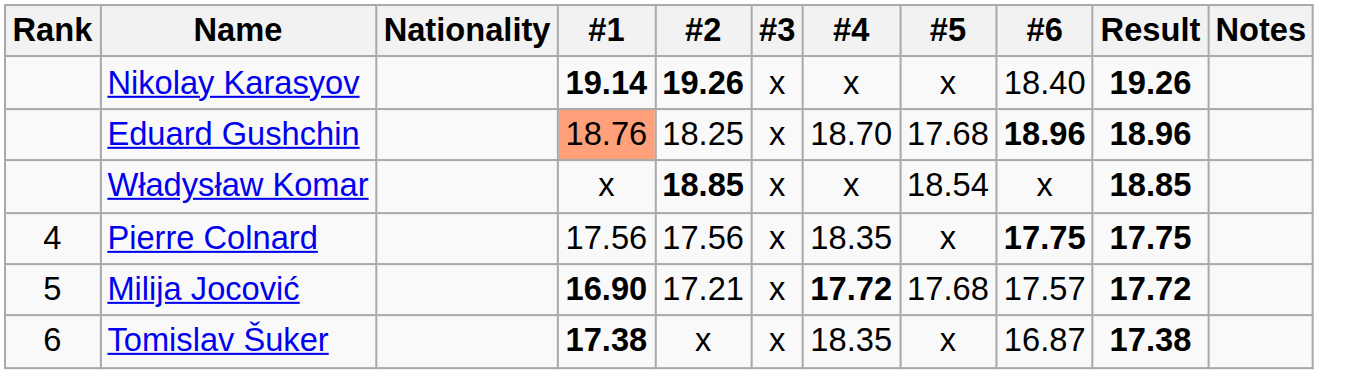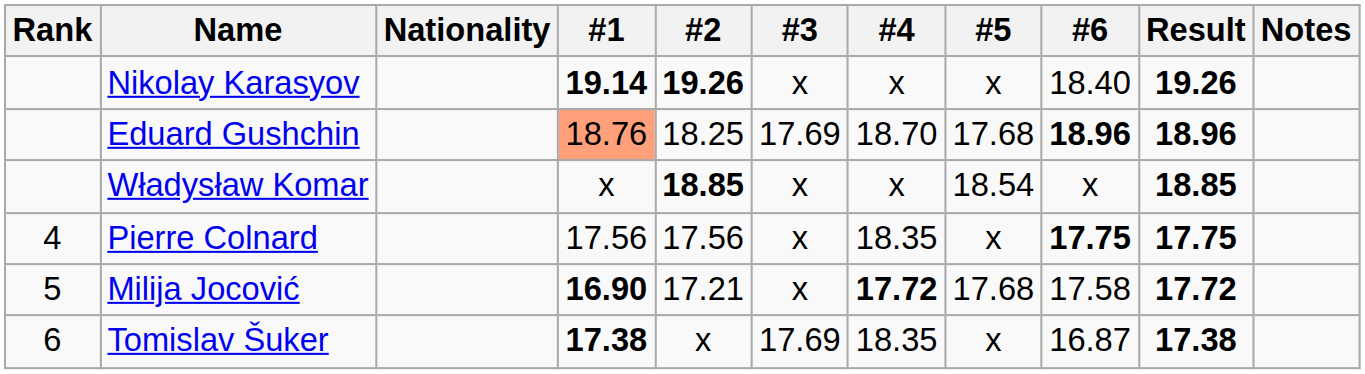(777, 133) x -> (800, 133) 17.69
(1045, 289) 17.57 -> (1090, 289) 17.58
(777, 340) x -> (800, 340) 17.69
